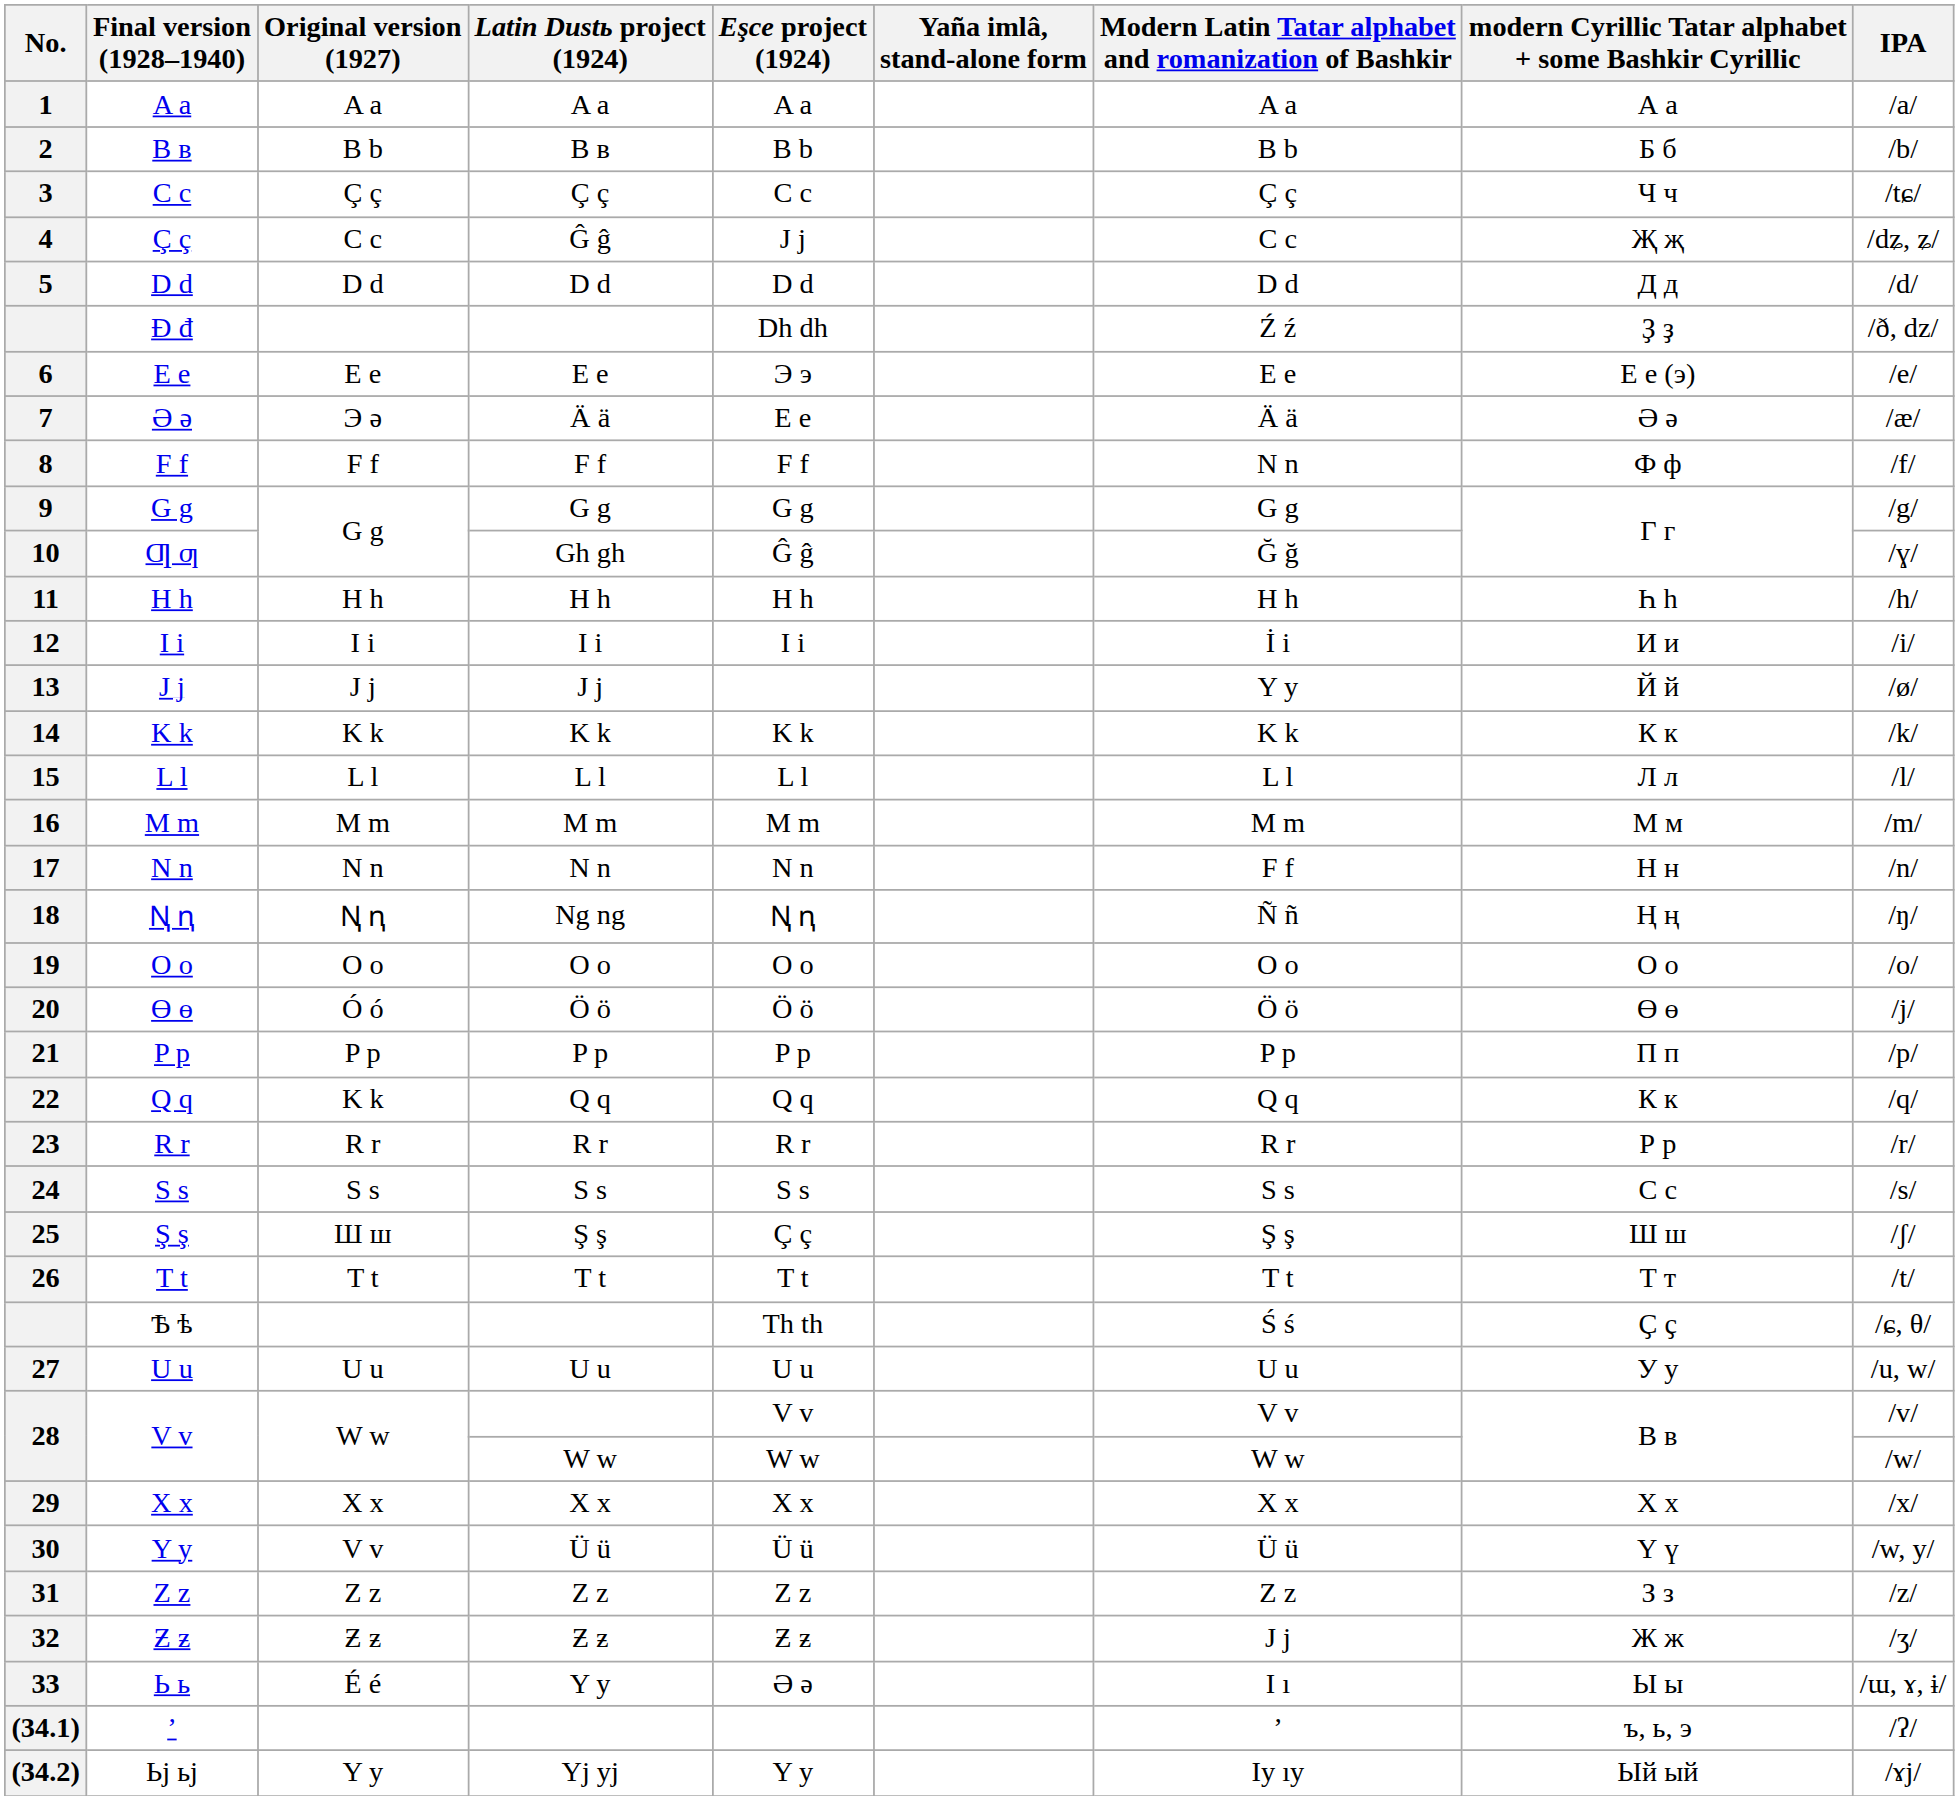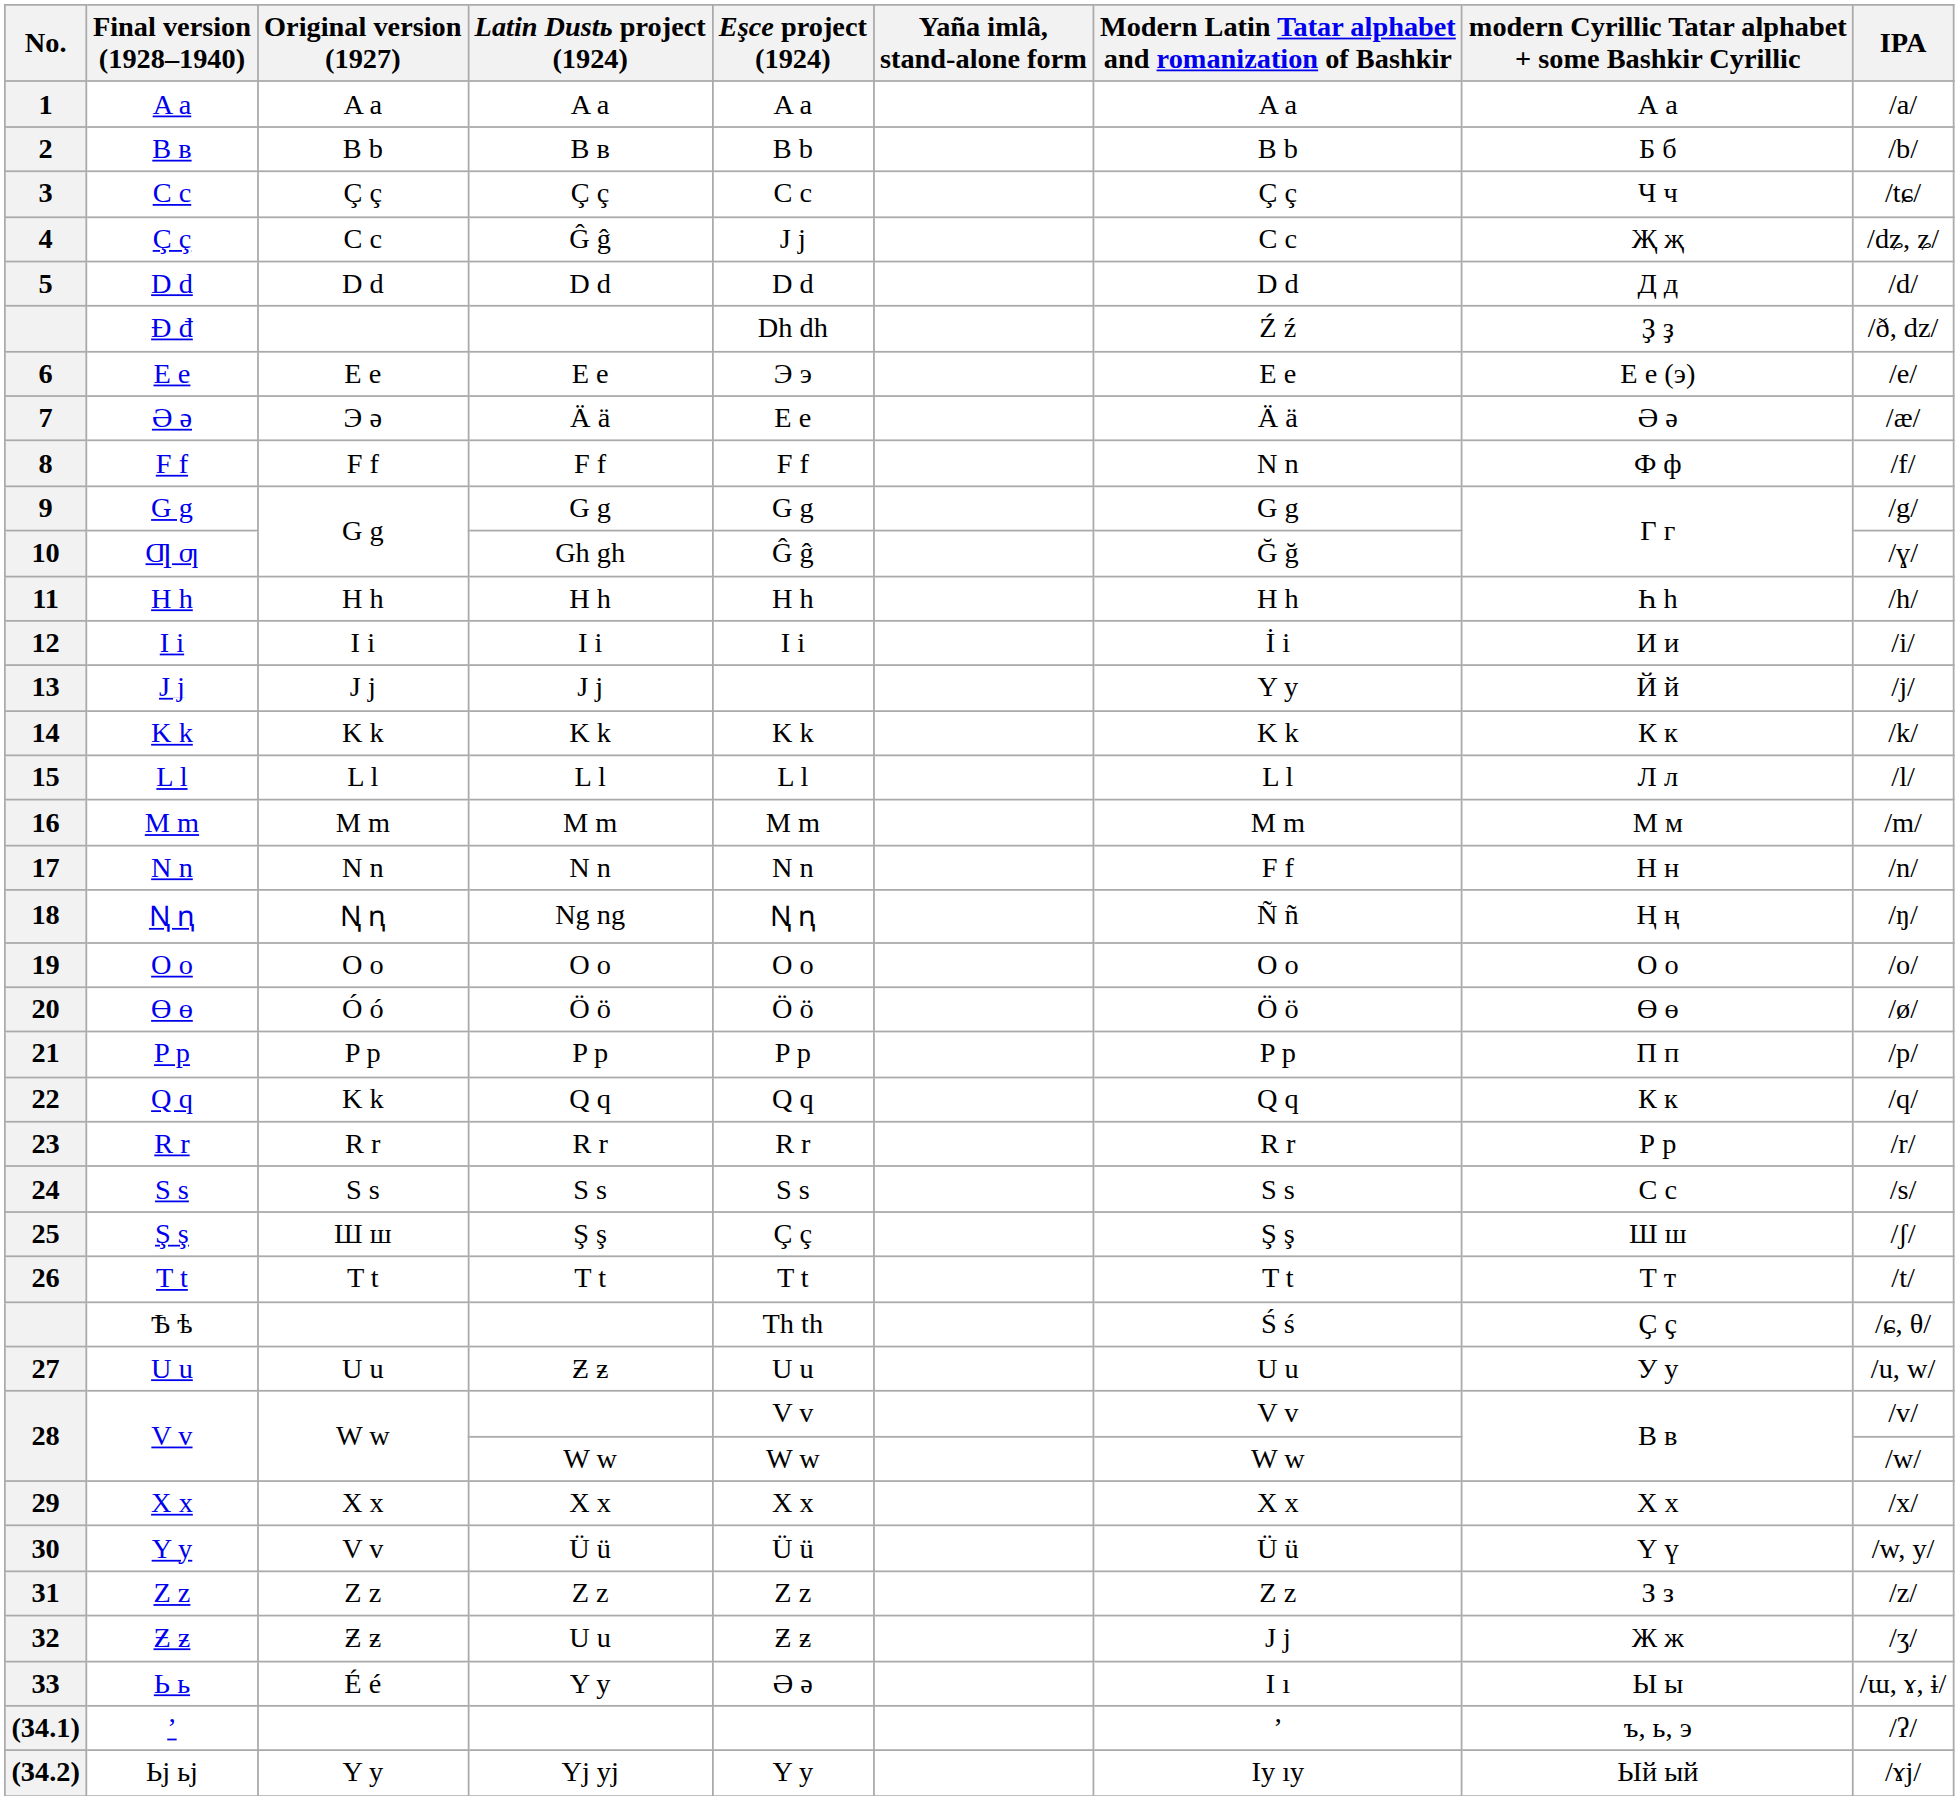(1903, 687) /ø/ -> (1903, 687) /j/
(1903, 1009) /j/ -> (1903, 1009) /ø/
(590, 1368) U u -> (590, 1368) Ƶ ƶ
(590, 1637) Ƶ ƶ -> (590, 1637) U u
